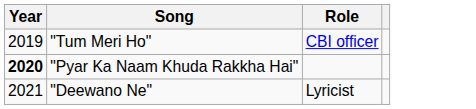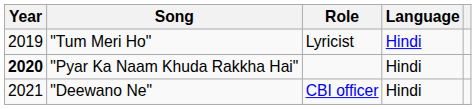+ column: (423, 16)
(342, 41) CBI officer -> (330, 41) Lyricist
(330, 91) Lyricist -> (342, 91) CBI officer
